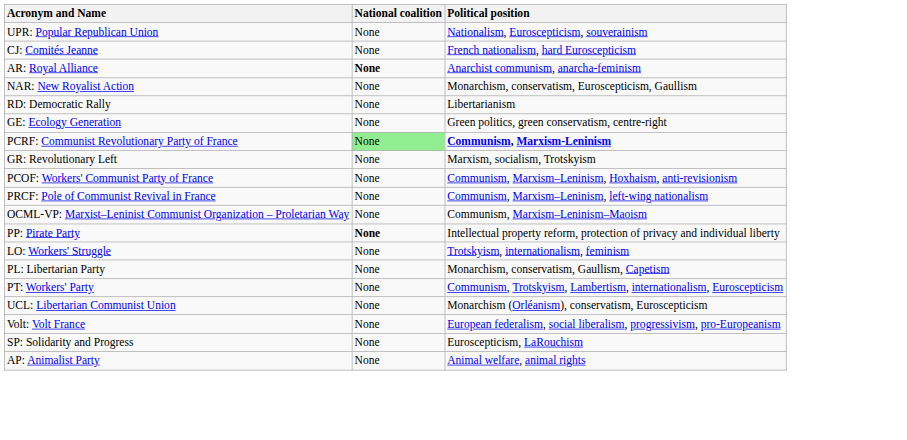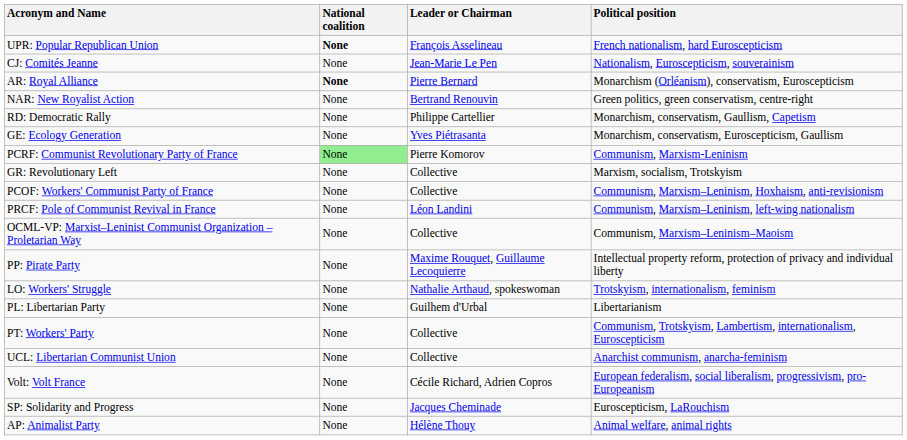+ column: (461, 13)
(367, 31) normal -> (335, 44) bold
(547, 31) Nationalism, Euroscepticism, souverainism -> (688, 44) French nationalism, hard Euroscepticism
(542, 50) French nationalism, hard Euroscepticism -> (694, 63) Nationalism, Euroscepticism, souverainism
(544, 68) Anarchist communism, anarcha-feminism -> (724, 81) Monarchism (Orléanism), conservatism, Euroscepticism
(572, 86) Monarchism, conservatism, Euroscepticism, Gaullism -> (703, 99) Green politics, green conservatism, centre-right
(481, 104) Libertarianism -> (705, 117) Monarchism, conservatism, Gaullism, Capetism
(557, 123) Green politics, green conservatism, centre-right -> (718, 136) Monarchism, conservatism, Euroscepticism, Gaullism
(529, 141) bold -> (671, 154) normal
(367, 232) bold -> (335, 265) normal
(558, 269) Monarchism, conservatism, Gaullism, Capetism -> (627, 308) Libertarianism
(577, 305) Monarchism (Orléanism), conservatism, Euroscepticism -> (690, 357) Anarchist communism, anarcha-feminism
